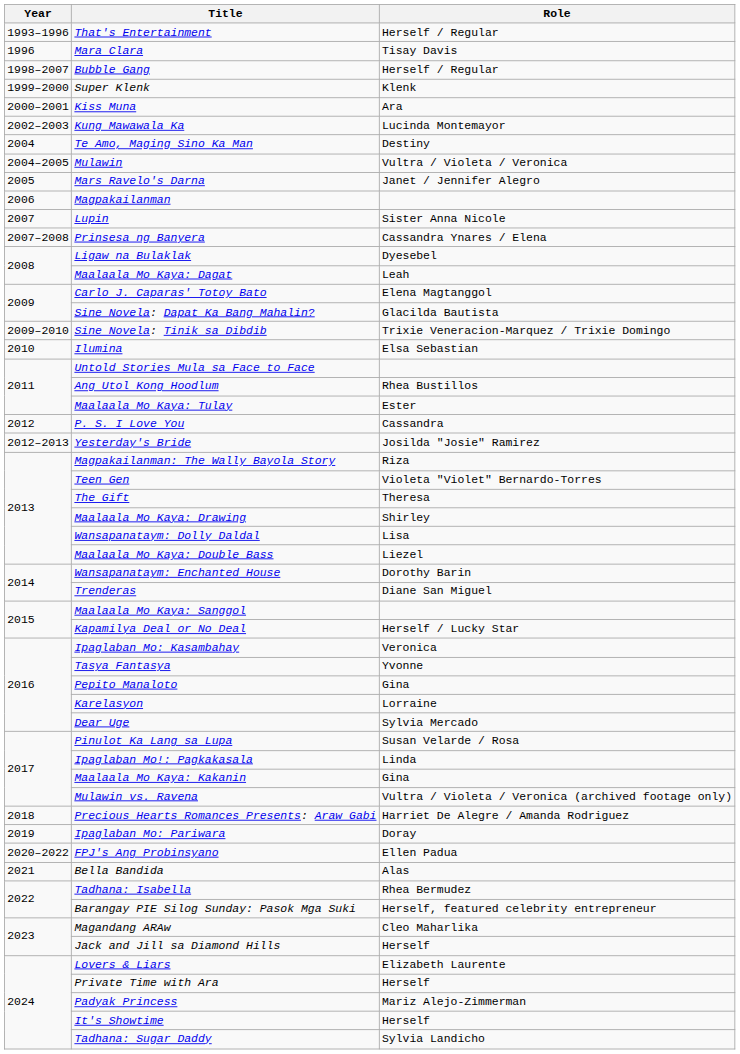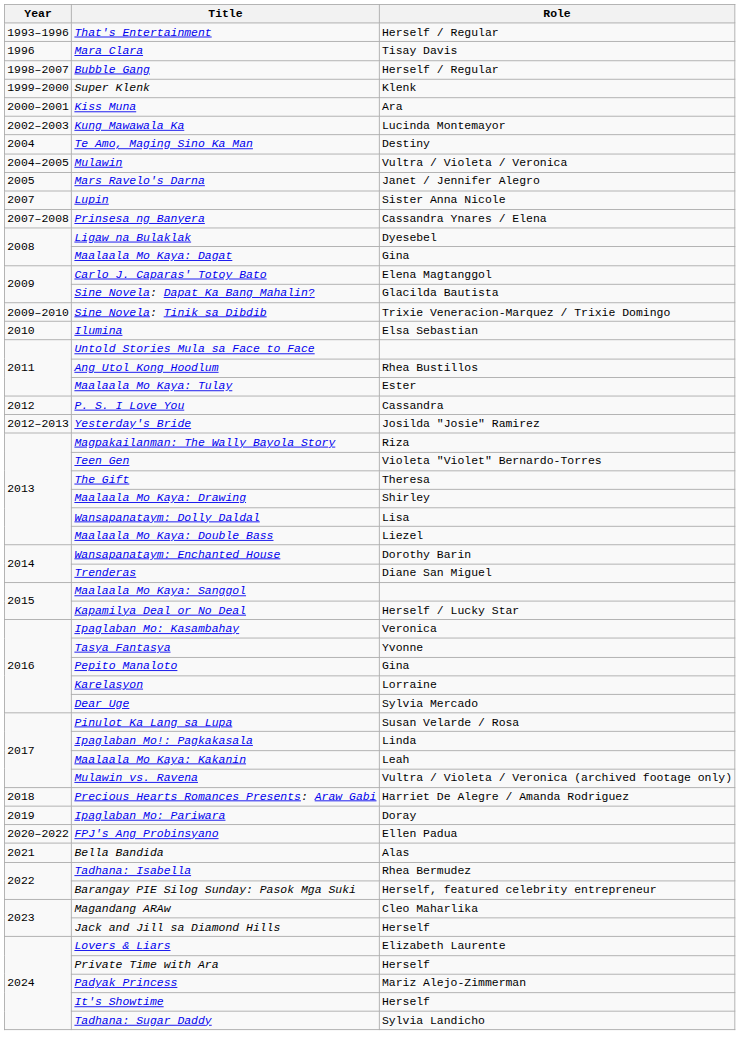- row: (122, 200)
(396, 275) Leah -> (396, 256) Gina
(396, 778) Gina -> (396, 760) Leah
